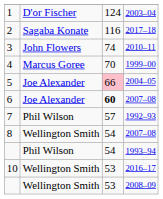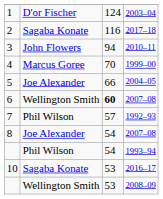(110, 47) 74 -> (110, 47) 94
(110, 82) pink background -> (110, 82) no background
(54, 99) Joe Alexander -> (61, 99) Wellington Smith
(61, 133) Wellington Smith -> (54, 133) Joe Alexander
(61, 168) Wellington Smith -> (56, 168) Sagaba Konate
